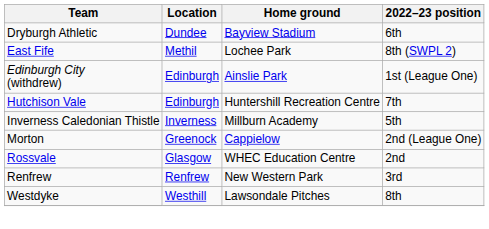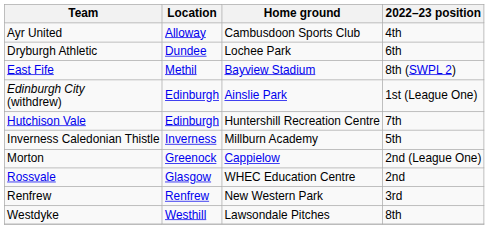+ row: (35, 32)
(270, 32) Bayview Stadium -> (258, 51) Lochee Park
(258, 51) Lochee Park -> (270, 70) Bayview Stadium
